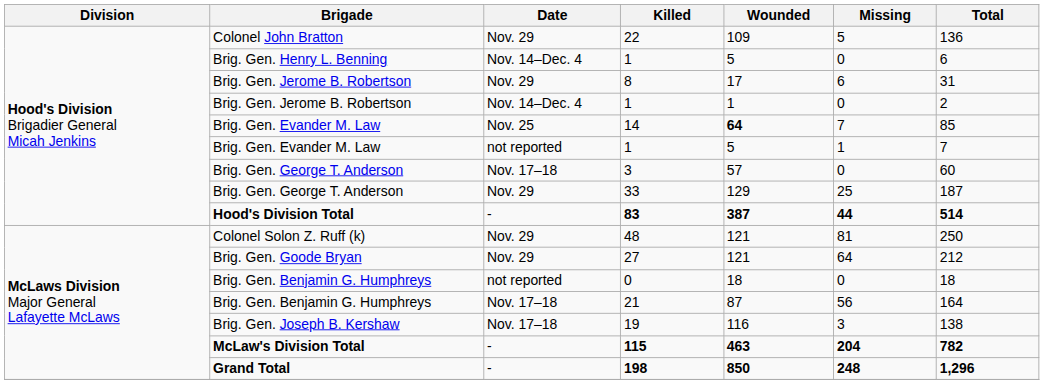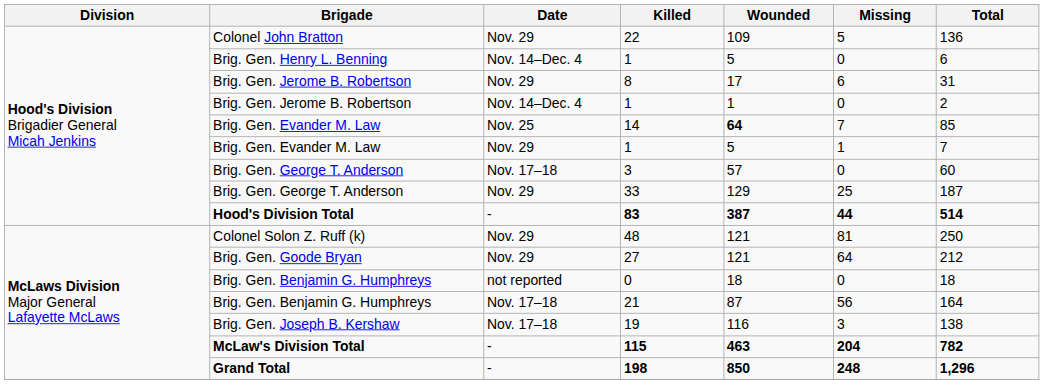(525, 147) not reported -> (511, 147) Nov. 29
